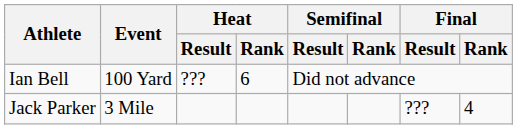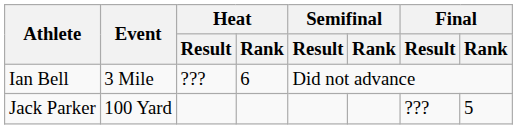(138, 78) 100 Yard -> (129, 78) 3 Mile
(129, 108) 3 Mile -> (138, 108) 100 Yard
(469, 108) 4 -> (469, 108) 5
